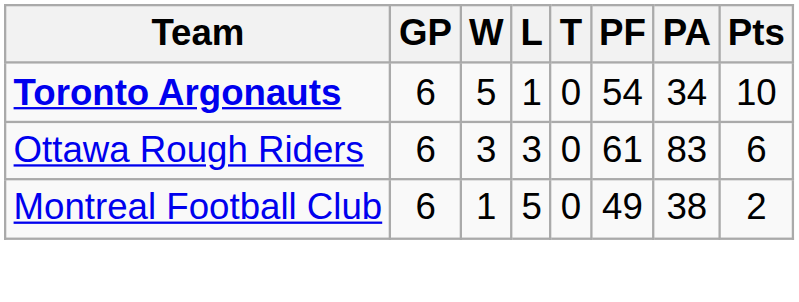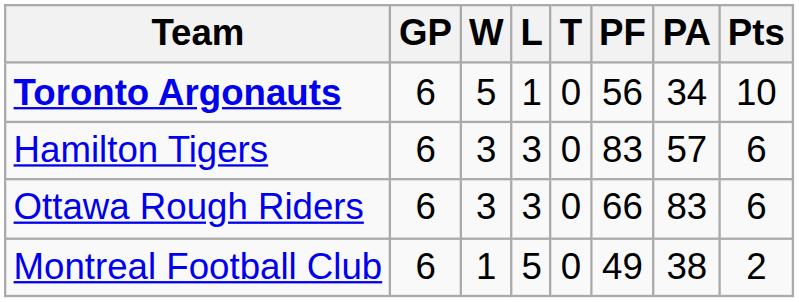(622, 91) 54 -> (622, 91) 56
+ row: (141, 149)
(622, 149) 61 -> (622, 207) 66
